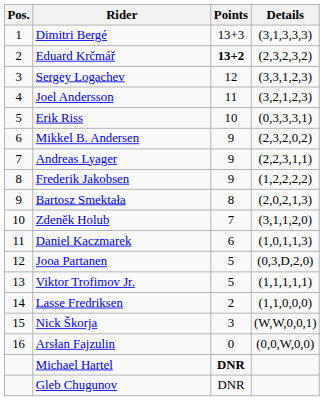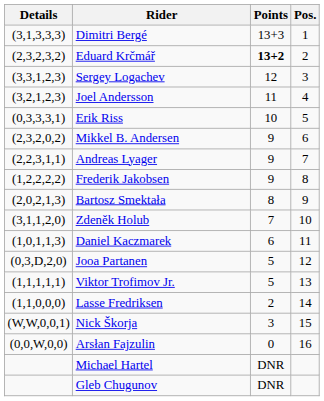columns swapped: (19, 14) <-> (285, 14)
(231, 364) bold -> (271, 364) normal
